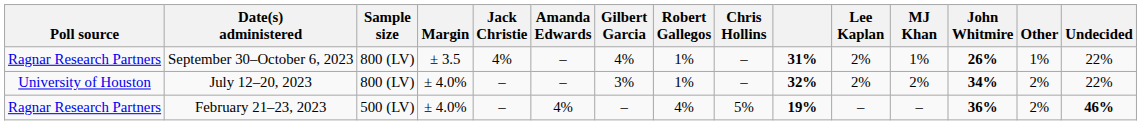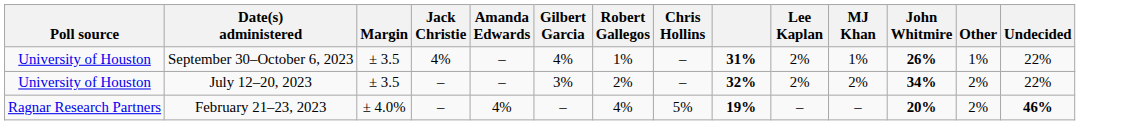- column: (387, 25)
(85, 59) Ragnar Research Partners -> (85, 59) University of Houston
(445, 83) ± 4.0% -> (384, 83) ± 3.5
(684, 83) 1% -> (623, 83) 2%
(983, 108) 36% -> (922, 108) 20%
